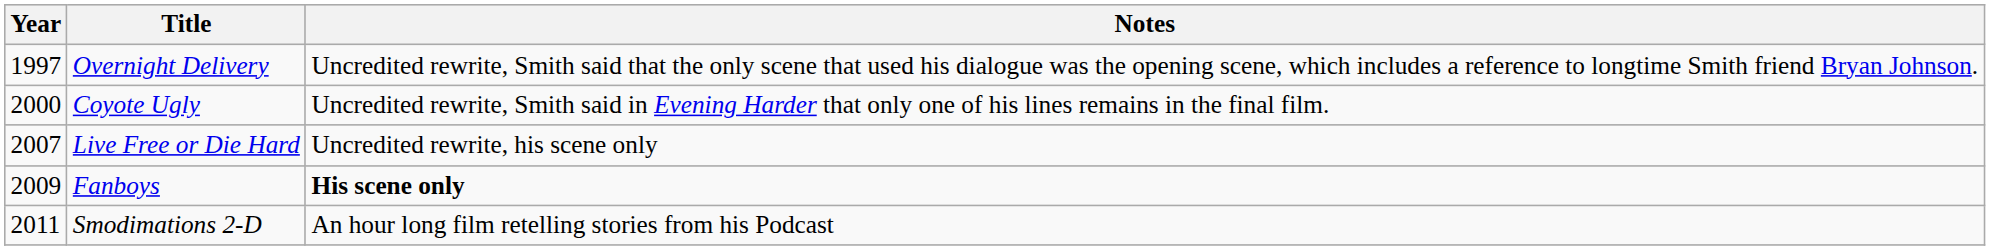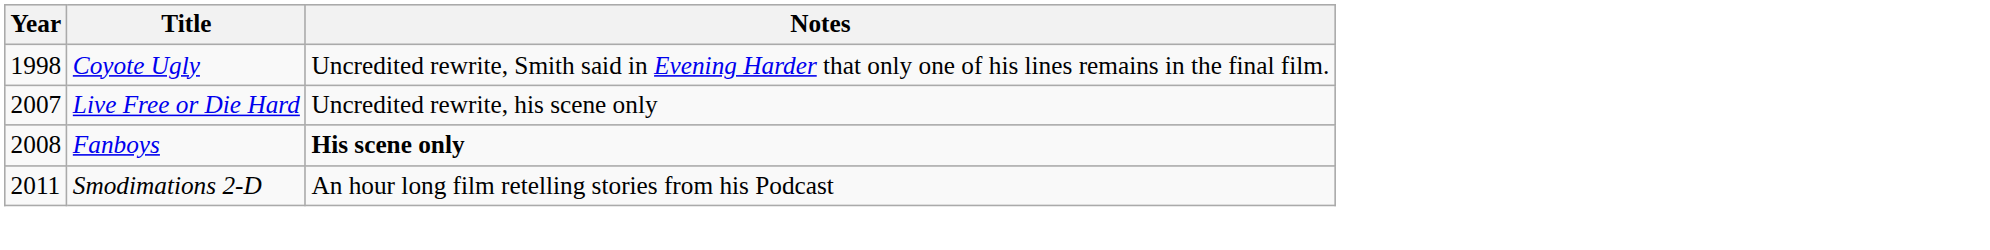- row: (171, 64)
(36, 104) 2000 -> (36, 64) 1998
(36, 184) 2009 -> (36, 144) 2008
